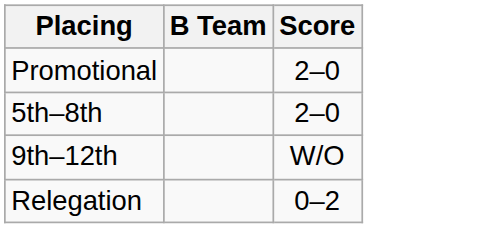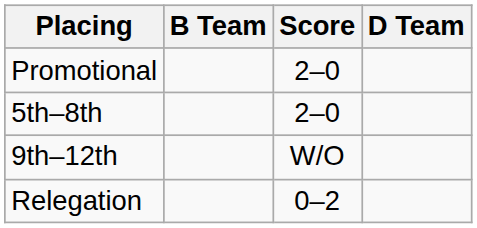+ column: (416, 26)
